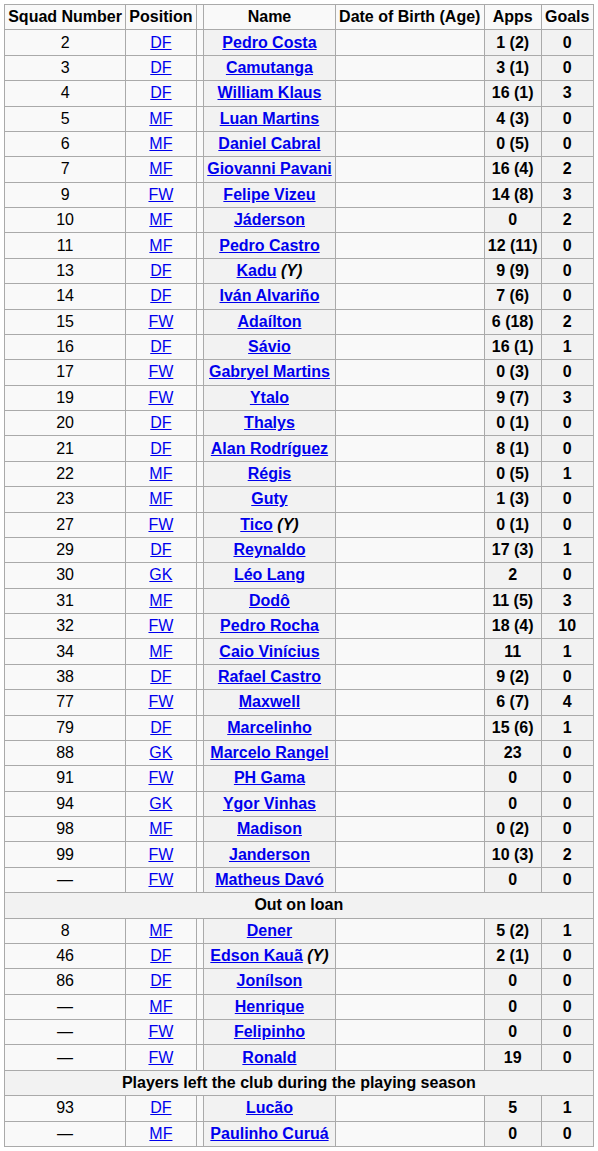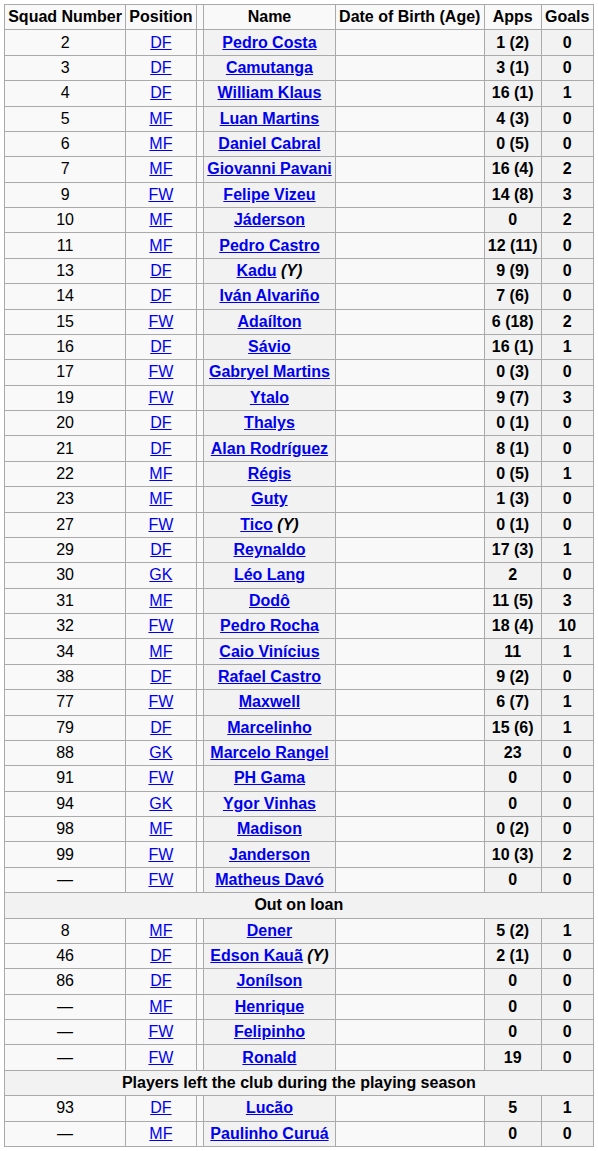(567, 93) 3 -> (567, 93) 1
(567, 702) 4 -> (567, 702) 1
